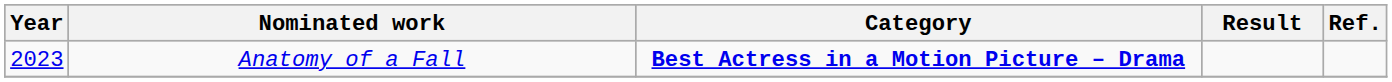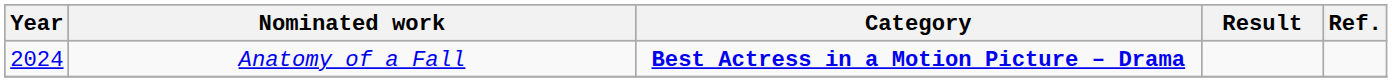(37, 59) 2023 -> (37, 59) 2024
